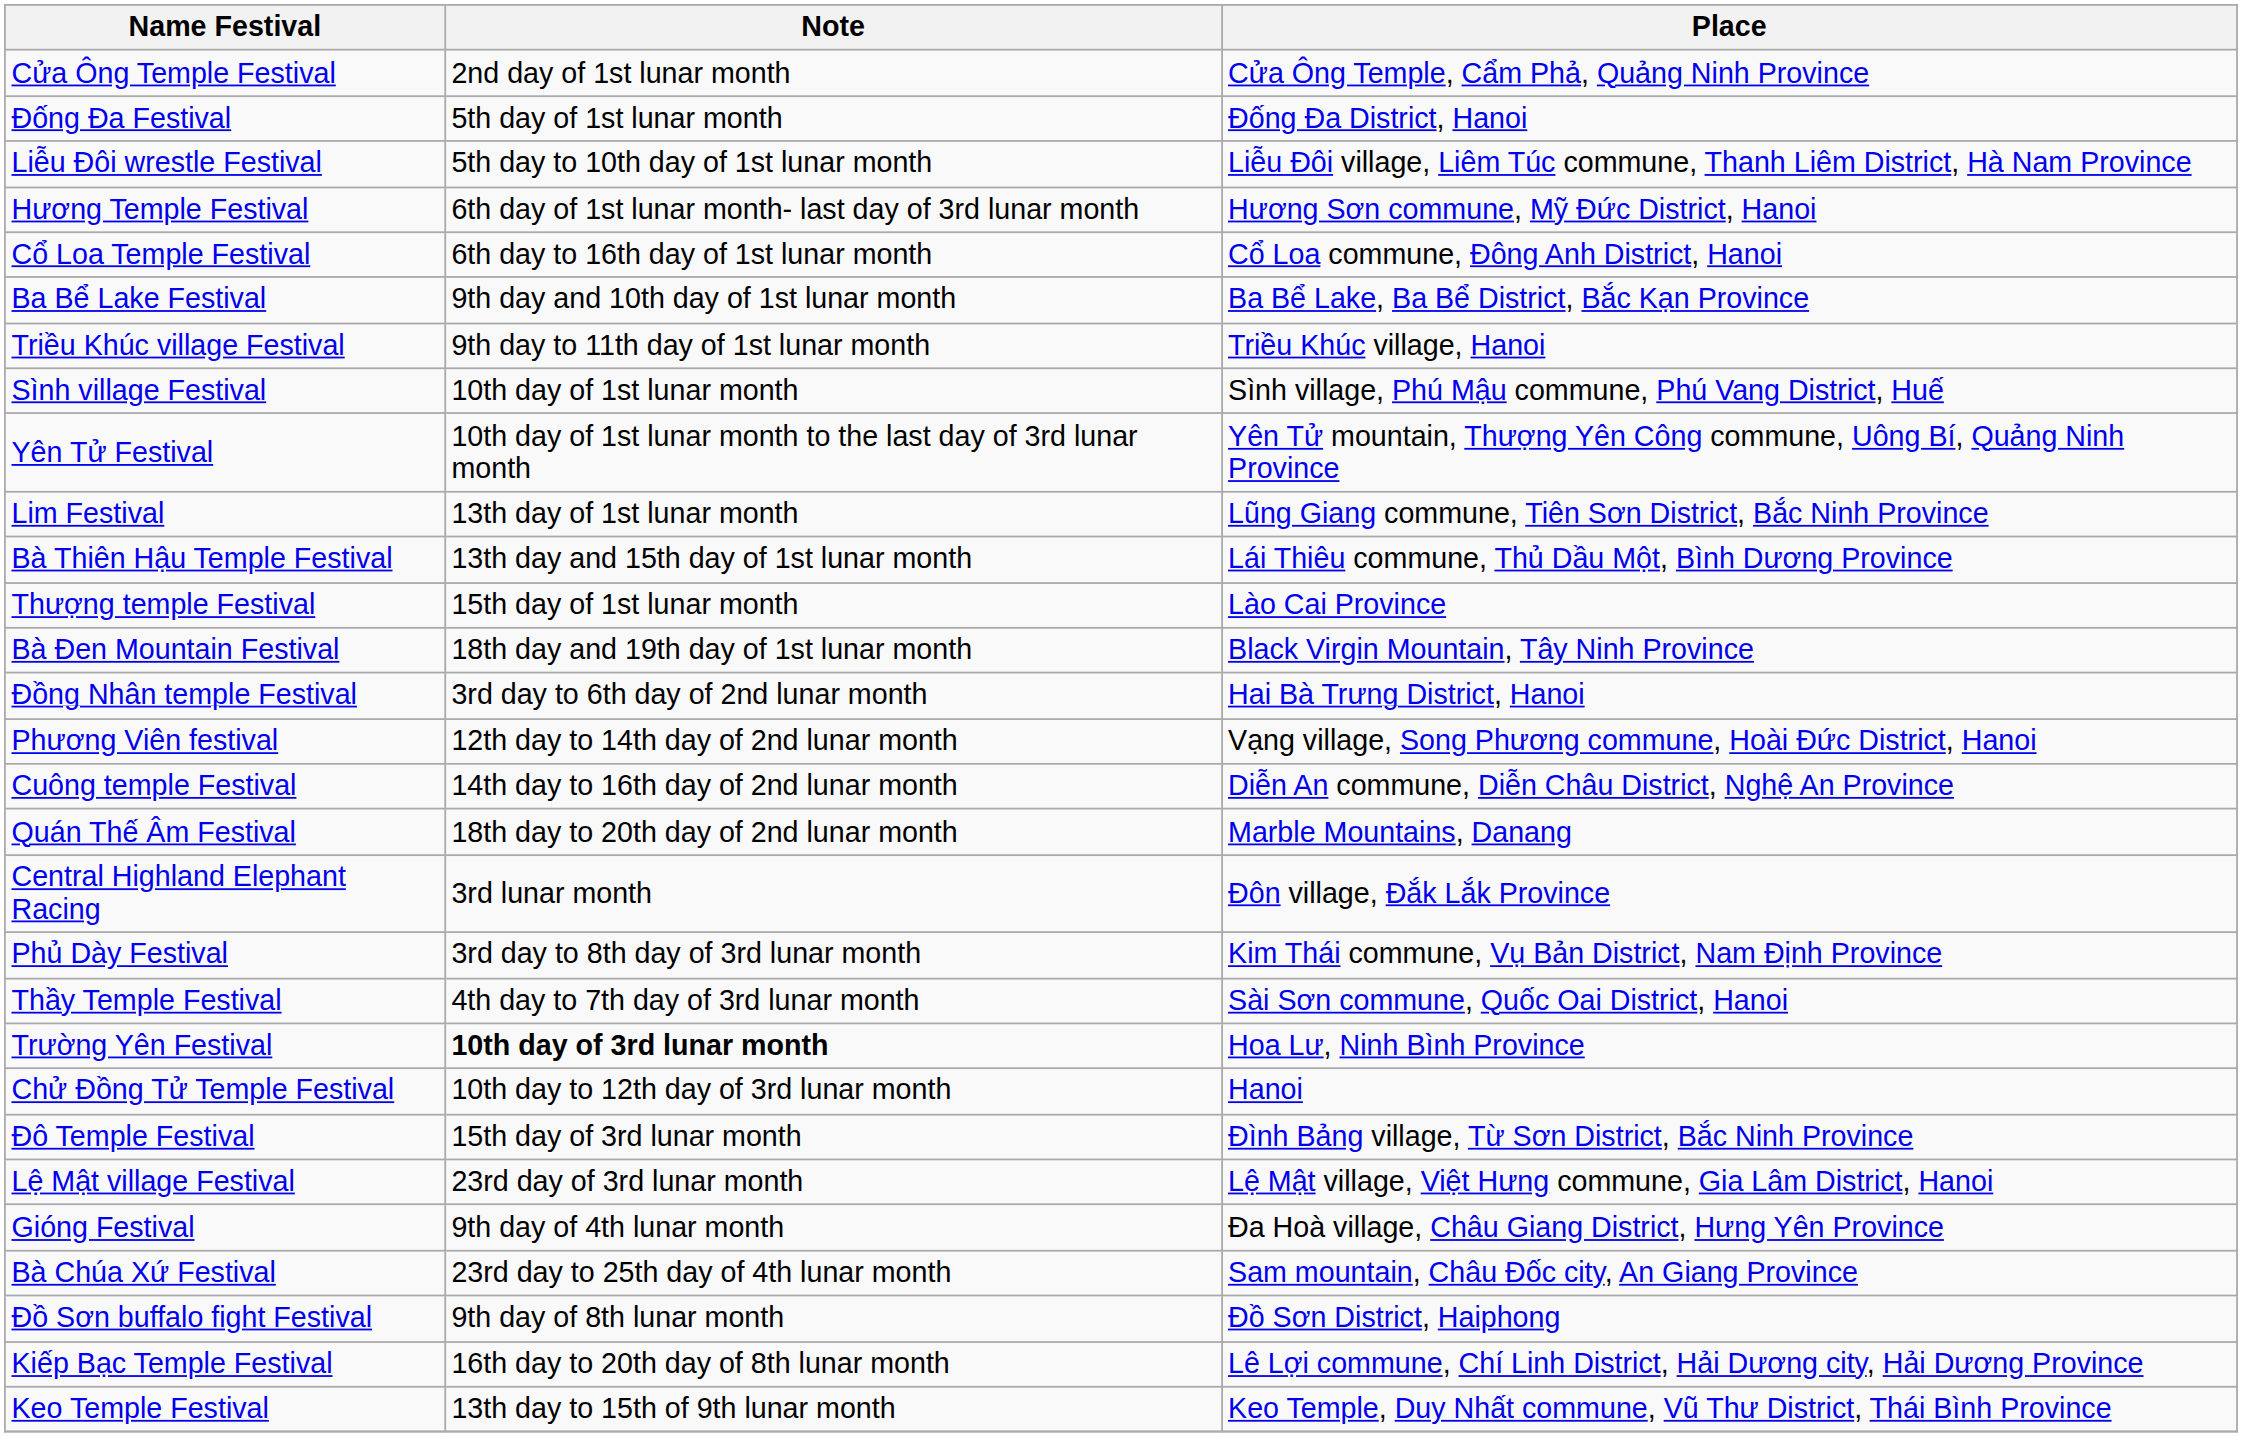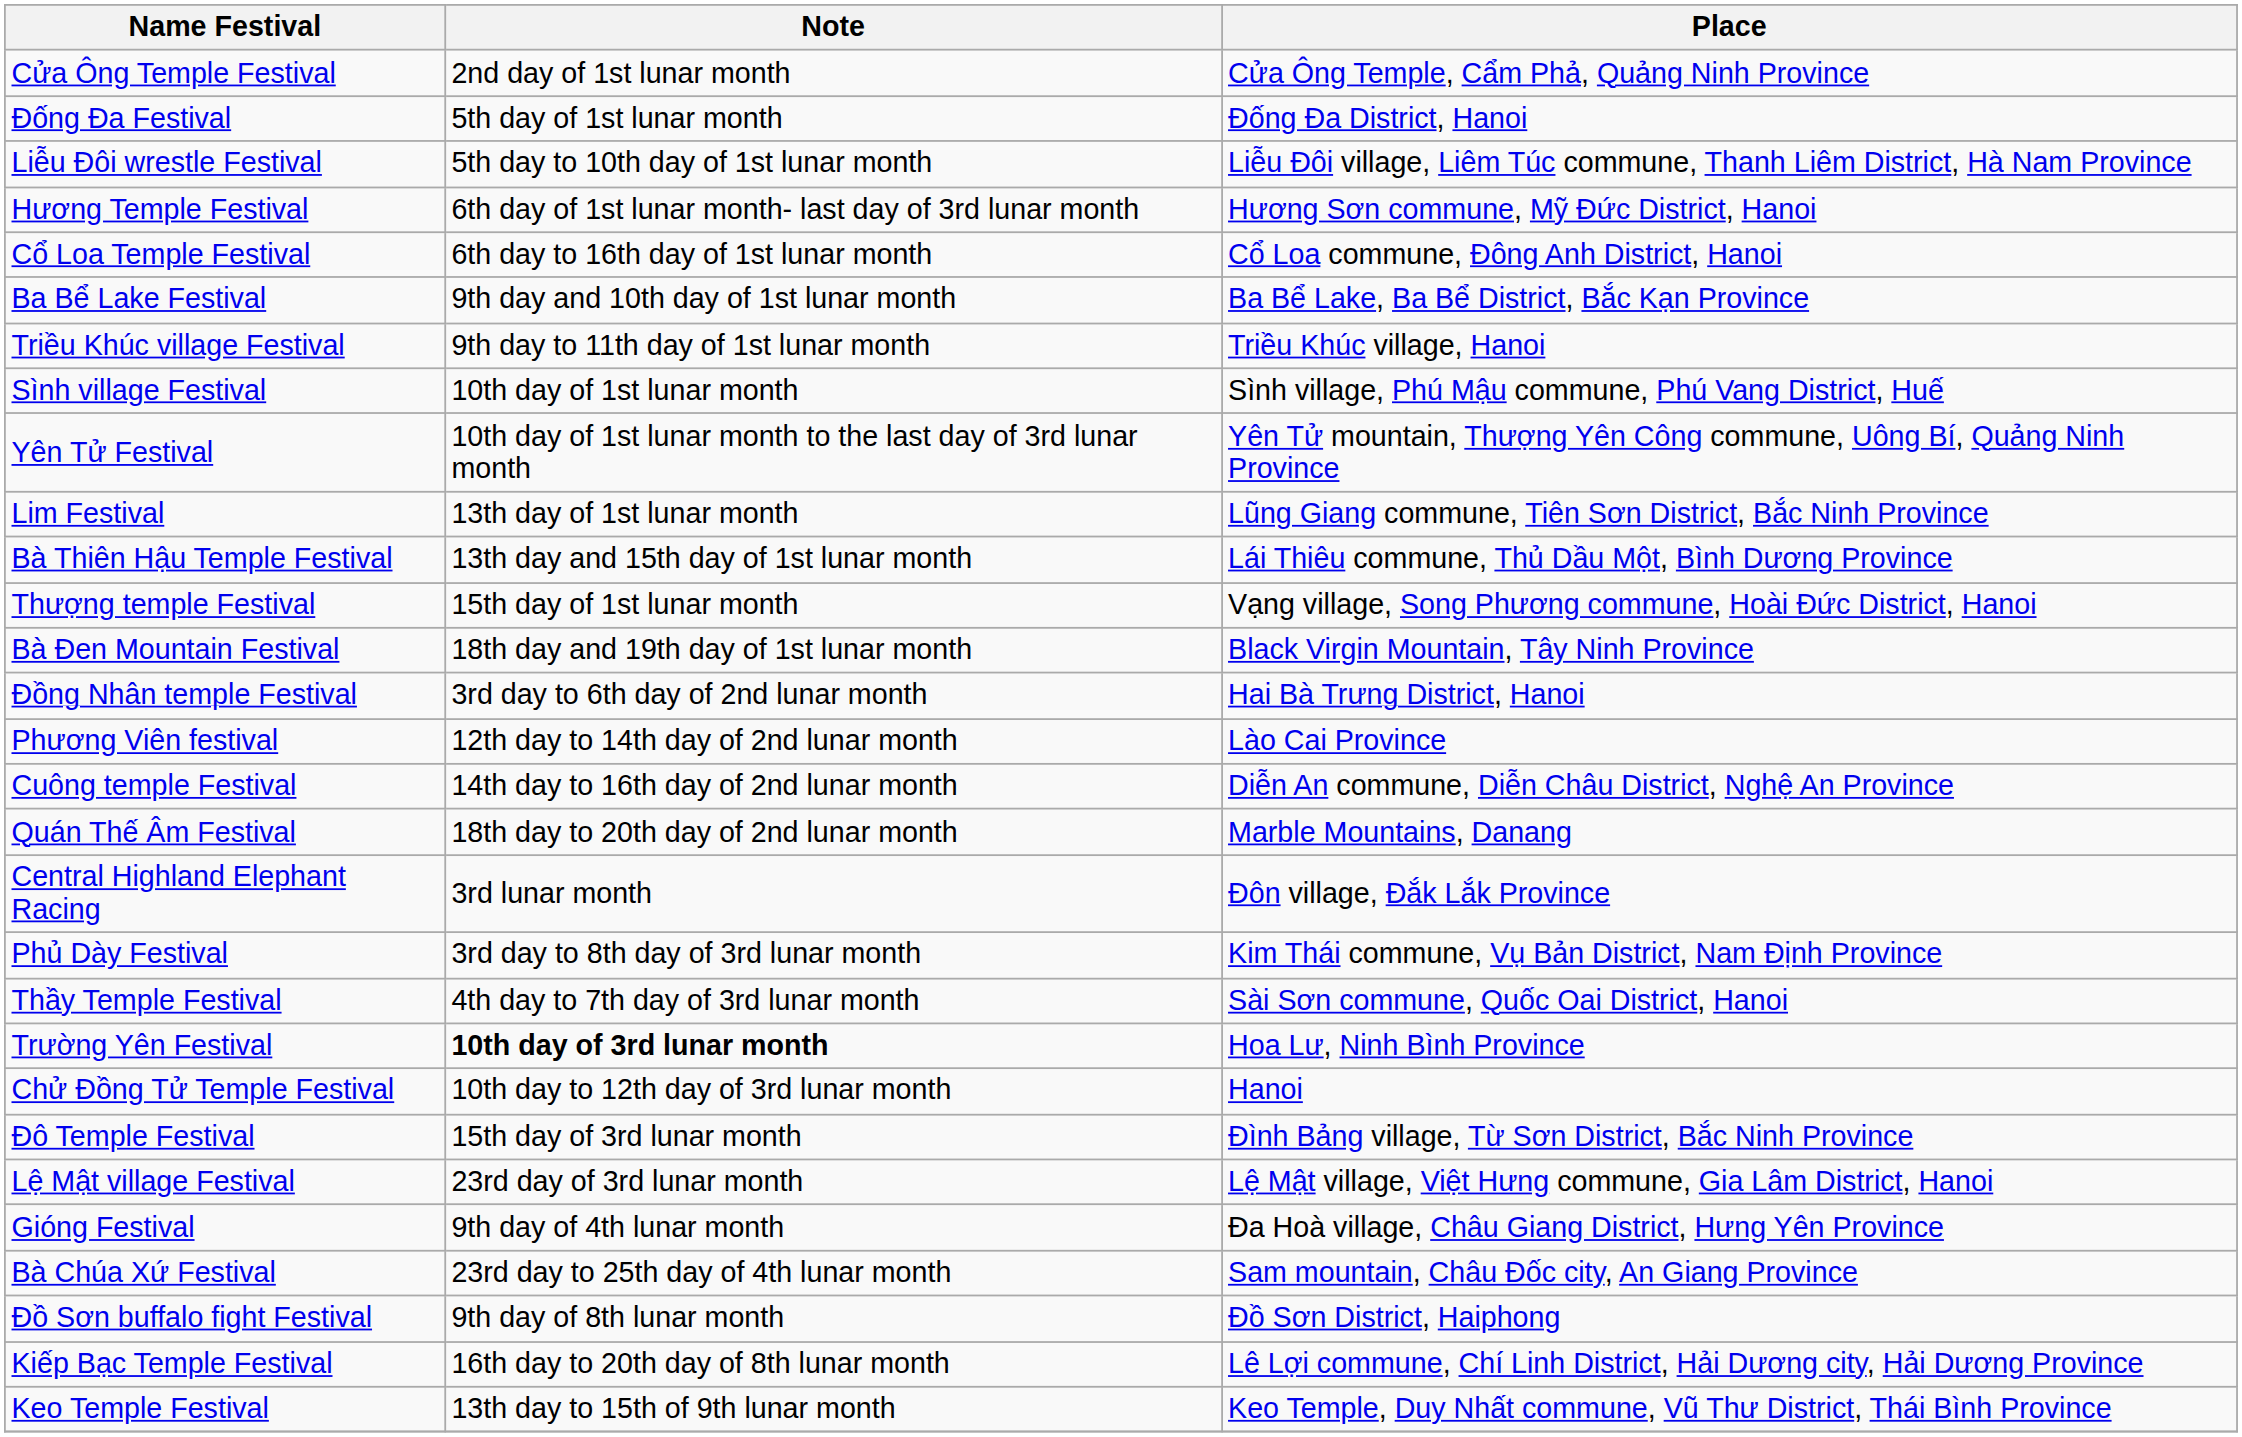(1337, 604) Lào Cai Province -> (1632, 604) Vạng village, Song Phương commune, Hoài Đức District, Hanoi
(1632, 740) Vạng village, Song Phương commune, Hoài Đức District, Hanoi -> (1337, 740) Lào Cai Province
